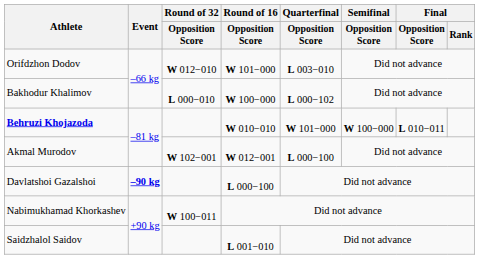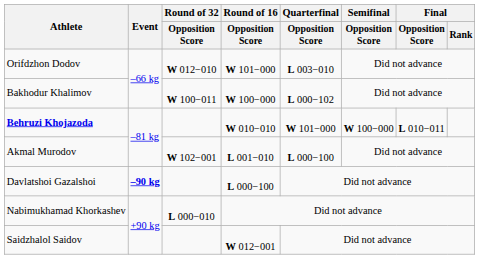(192, 99) L 000−010 -> (192, 99) W 100−011
(251, 158) W 012−001 -> (251, 158) L 001−010
(192, 217) W 100−011 -> (192, 217) L 000−010
(251, 246) L 001−010 -> (251, 246) W 012−001
